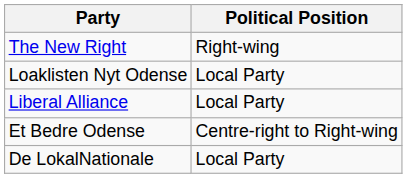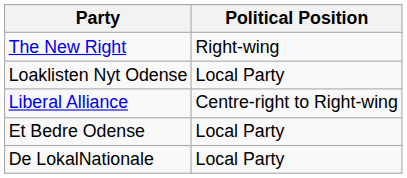(240, 103) Local Party -> (297, 103) Centre-right to Right-wing
(297, 131) Centre-right to Right-wing -> (240, 131) Local Party
